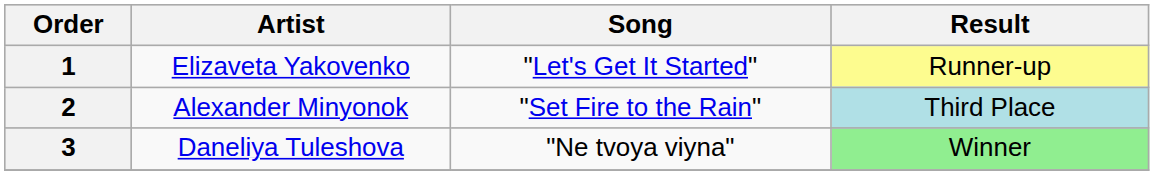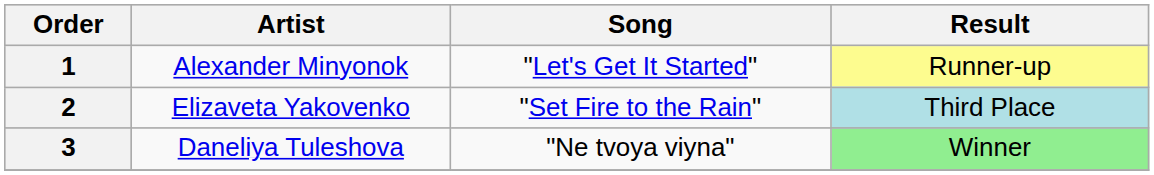(291, 66) Elizaveta Yakovenko -> (291, 66) Alexander Minyonok
(291, 107) Alexander Minyonok -> (291, 107) Elizaveta Yakovenko
